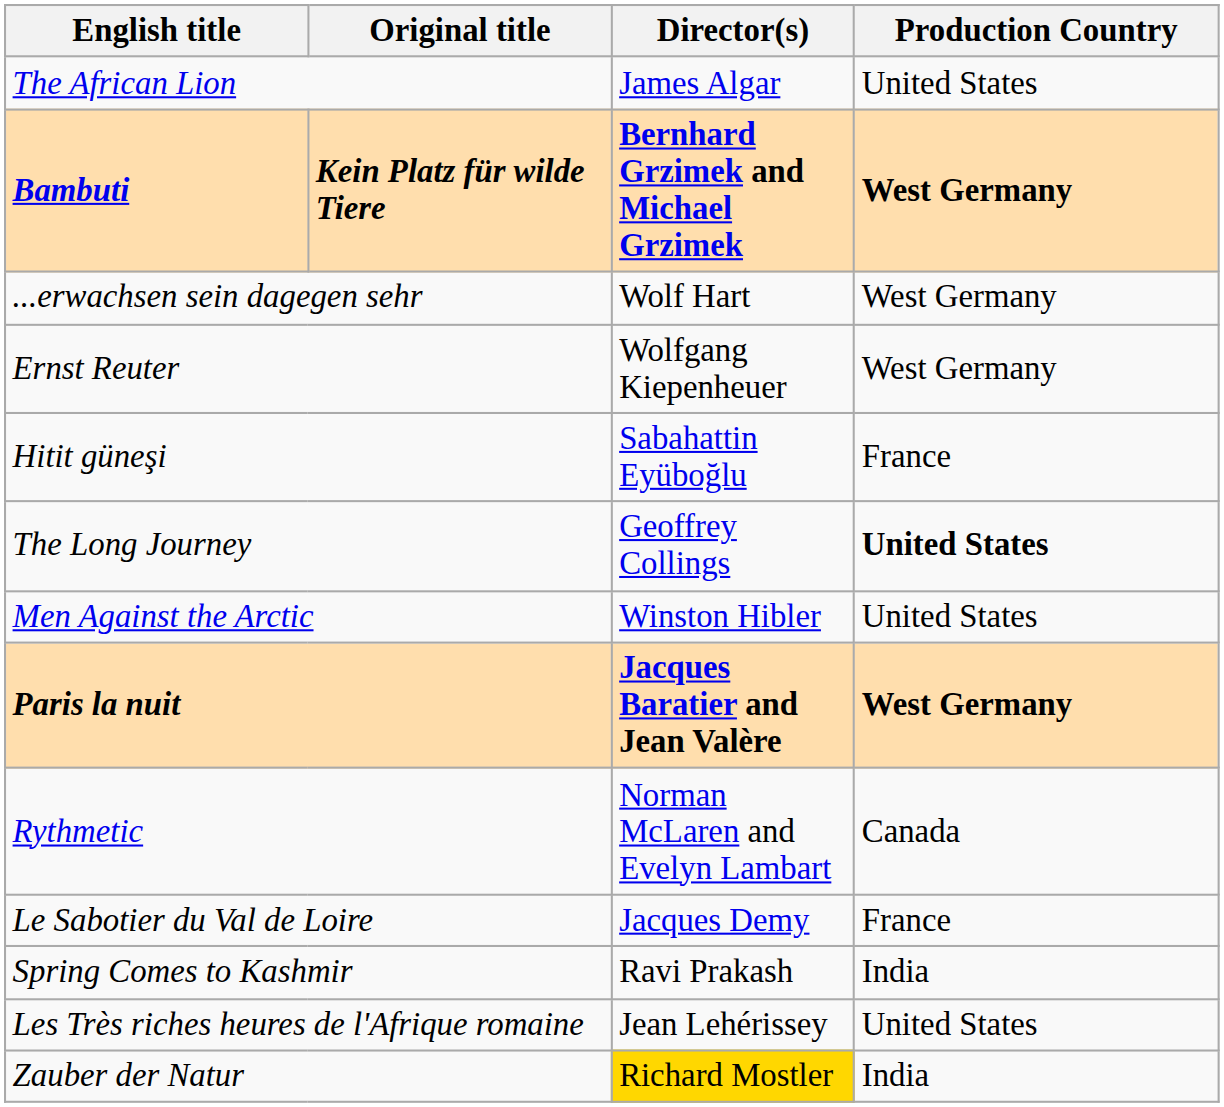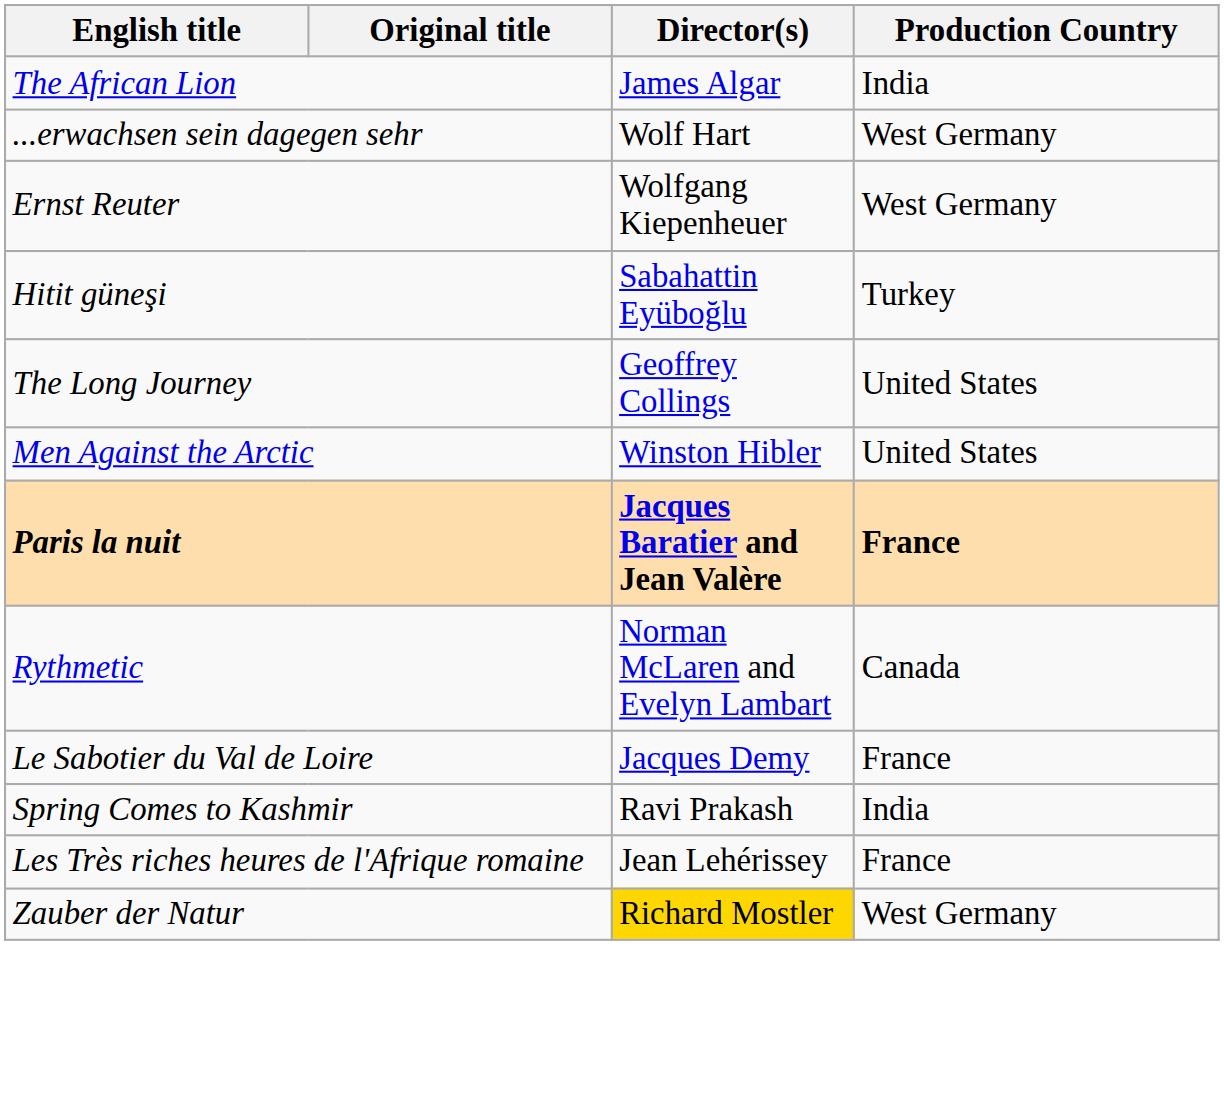(950, 82) United States -> (895, 82) India
- row: (71, 189)
(906, 456) France -> (909, 293) Turkey
(955, 545) bold -> (950, 382) normal
(967, 704) West Germany -> (911, 542) France
(950, 1023) United States -> (906, 861) France
(895, 1075) India -> (959, 913) West Germany
